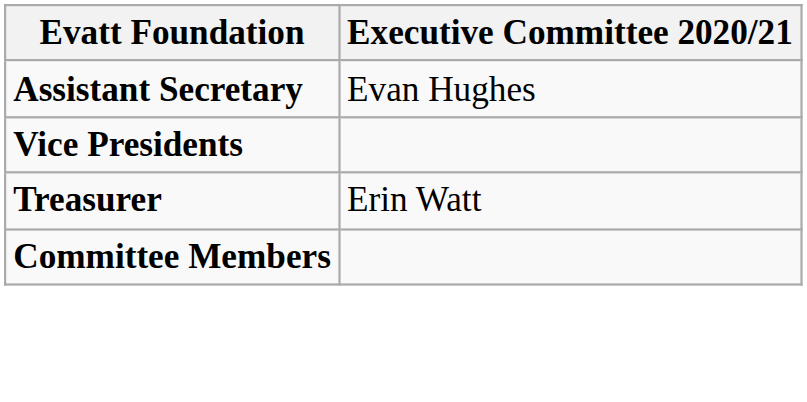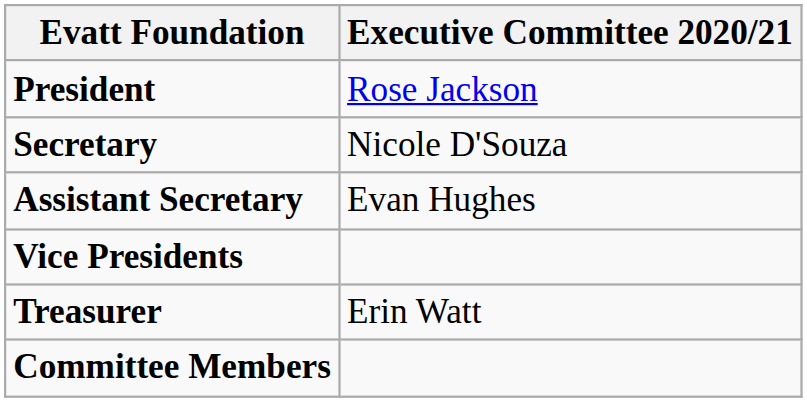+ row: (84, 88)
+ row: (85, 144)
